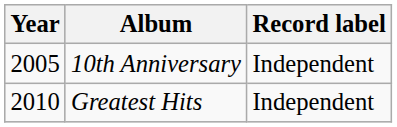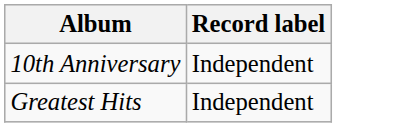- column: (35, 24)
